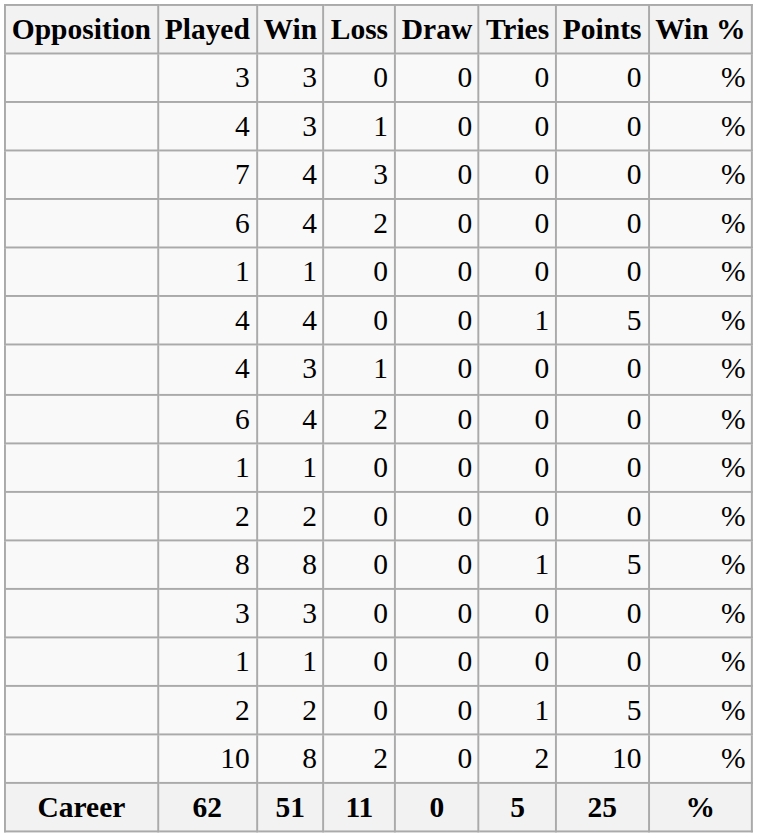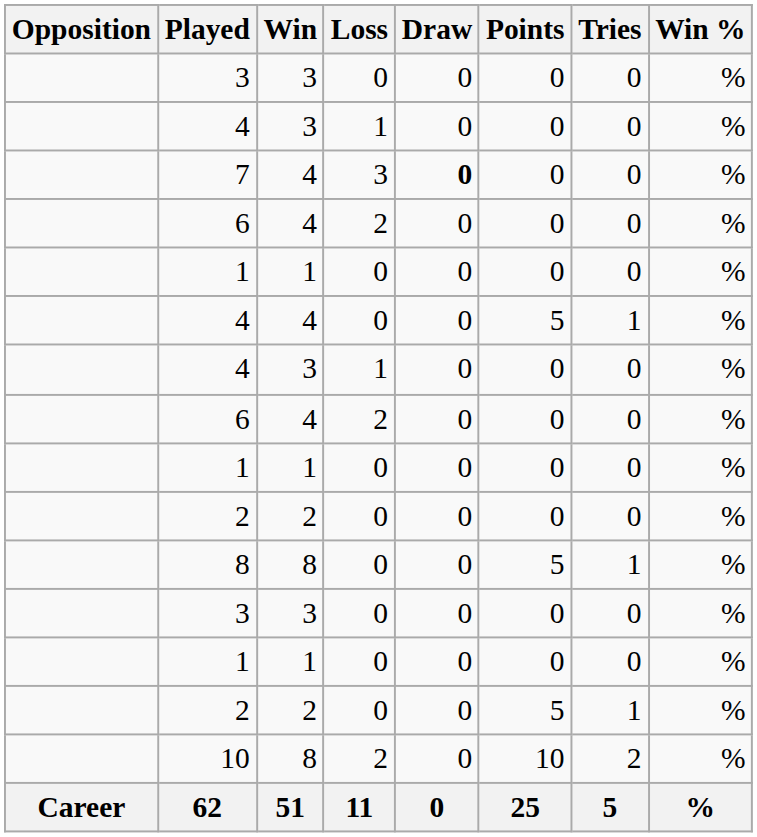columns swapped: (518, 28) <-> (602, 28)
(465, 174) normal -> (465, 174) bold
